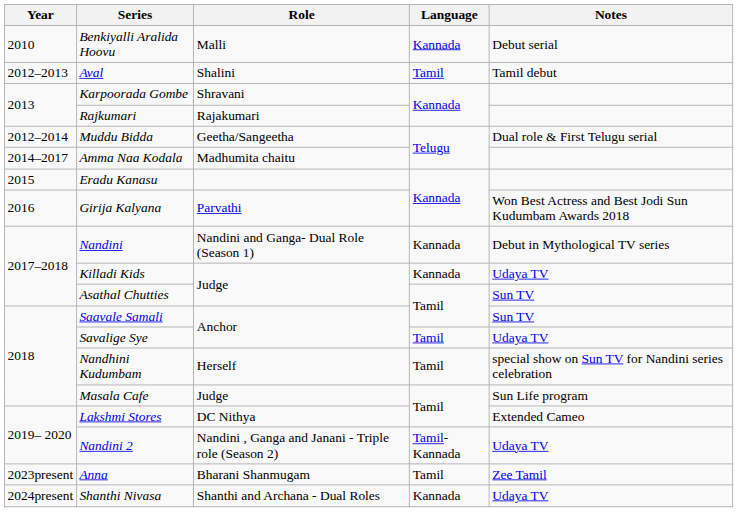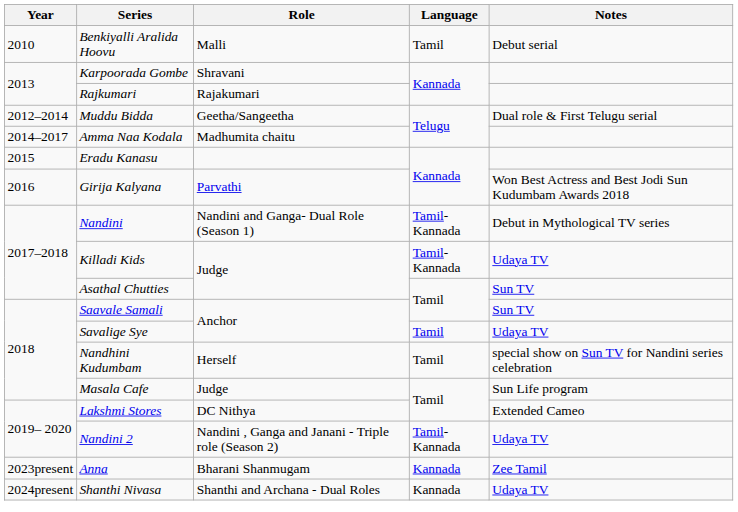(437, 44) Kannada -> (428, 44) Tamil
- row: (91, 72)
(437, 244) Kannada -> (437, 223) Tamil-Kannada
(437, 273) Kannada -> (437, 259) Tamil-Kannada
(428, 474) Tamil -> (437, 468) Kannada
